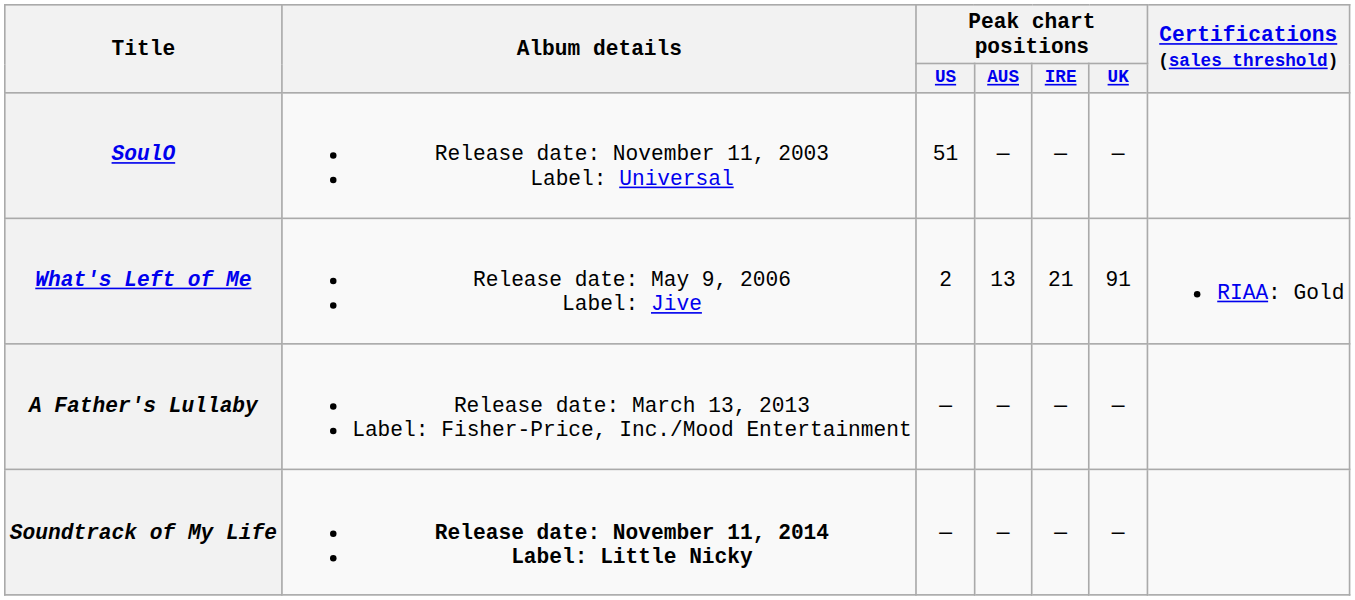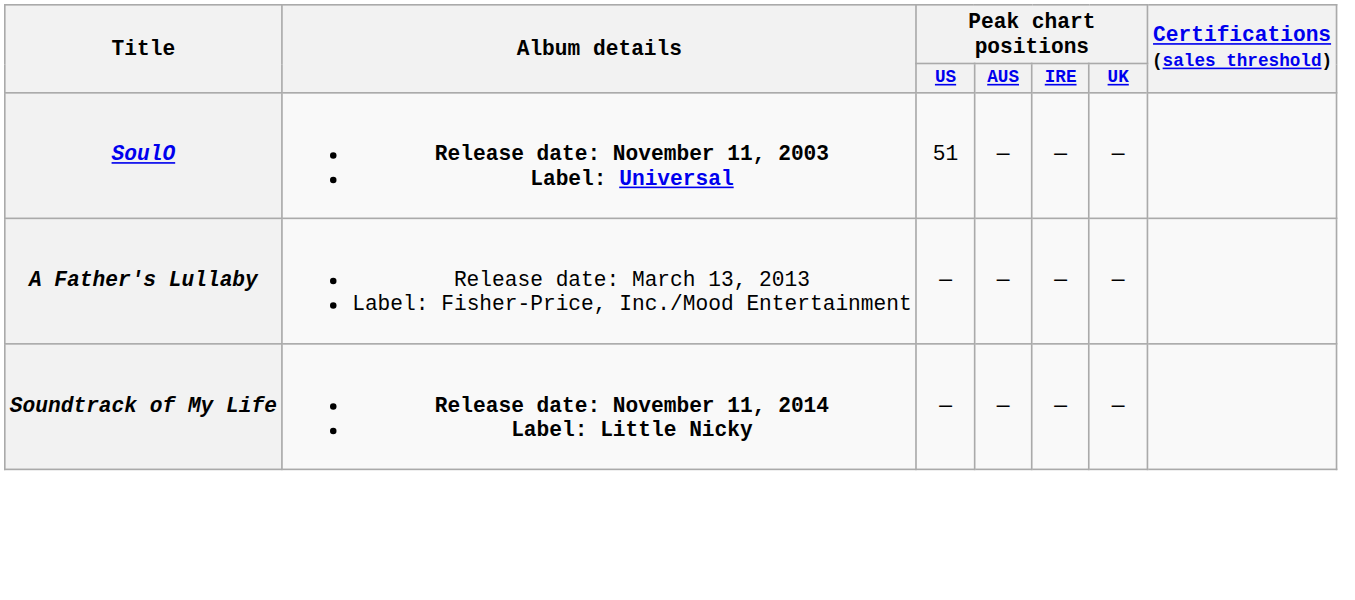(599, 167) normal -> (599, 167) bold
- row: (143, 281)
